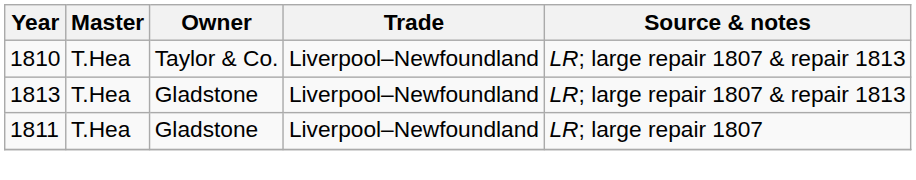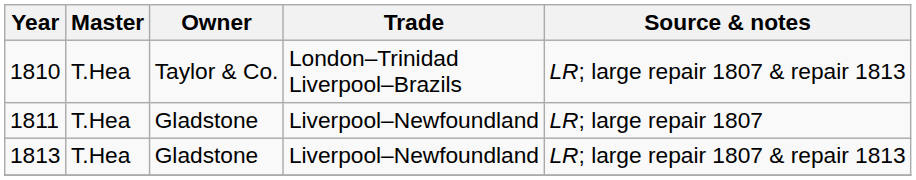(414, 58) Liverpool–Newfoundland -> (375, 71) London–Trinidad Liverpool–Brazils
rows swapped: (34, 130) <-> (35, 94)
